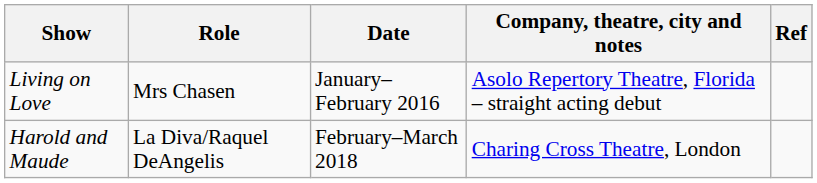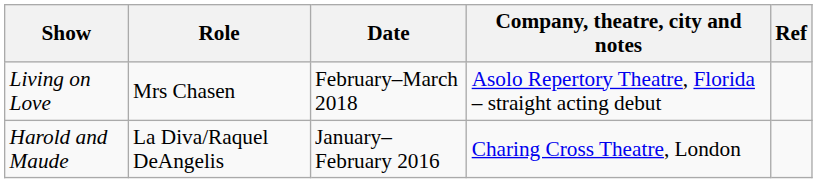(377, 91) January–February 2016 -> (387, 91) February–March 2018
(387, 148) February–March 2018 -> (377, 148) January–February 2016
